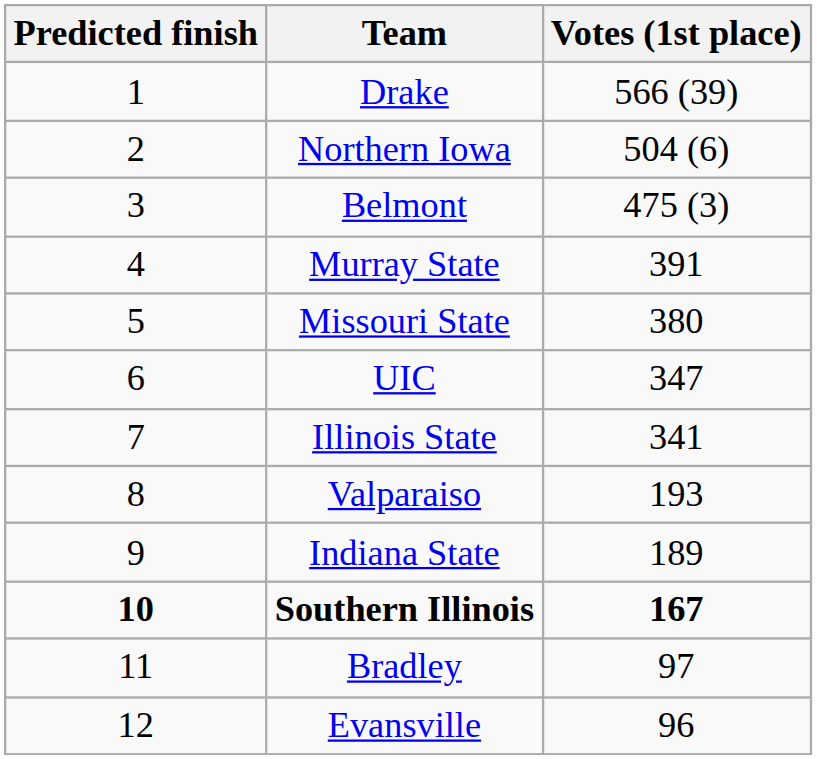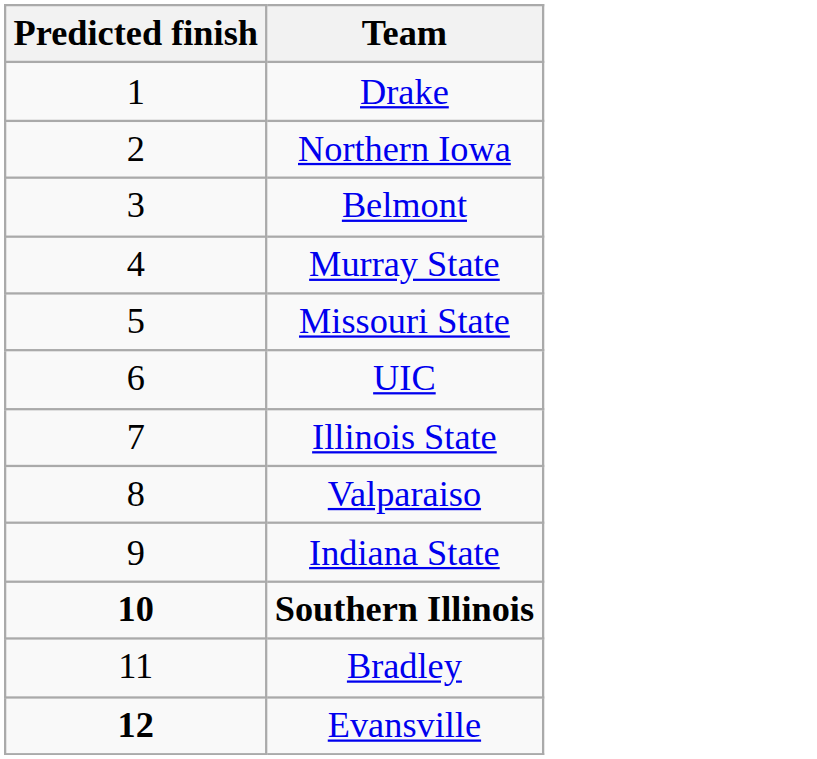- column: (676, 33)
(136, 724) normal -> (136, 724) bold
